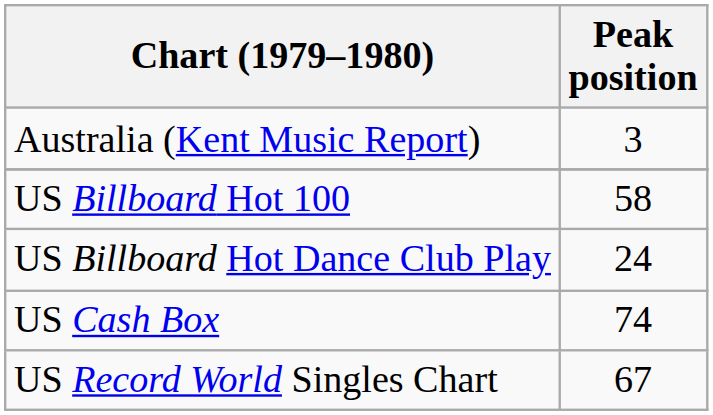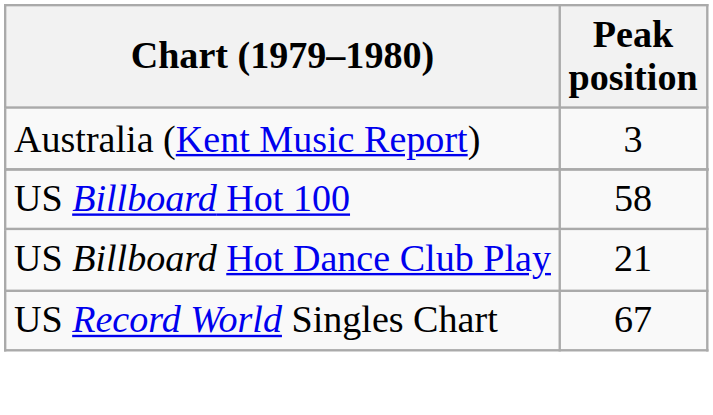(633, 258) 24 -> (633, 258) 21
- row: (117, 319)
